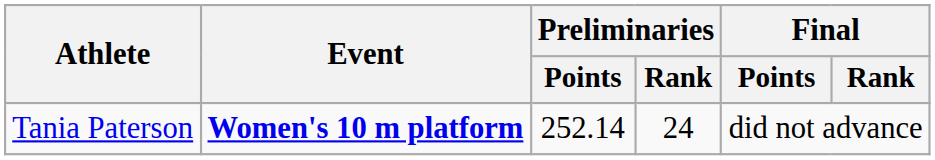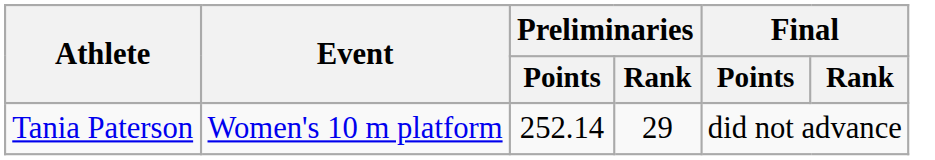(365, 128) bold -> (355, 128) normal
(678, 128) 24 -> (657, 128) 29
